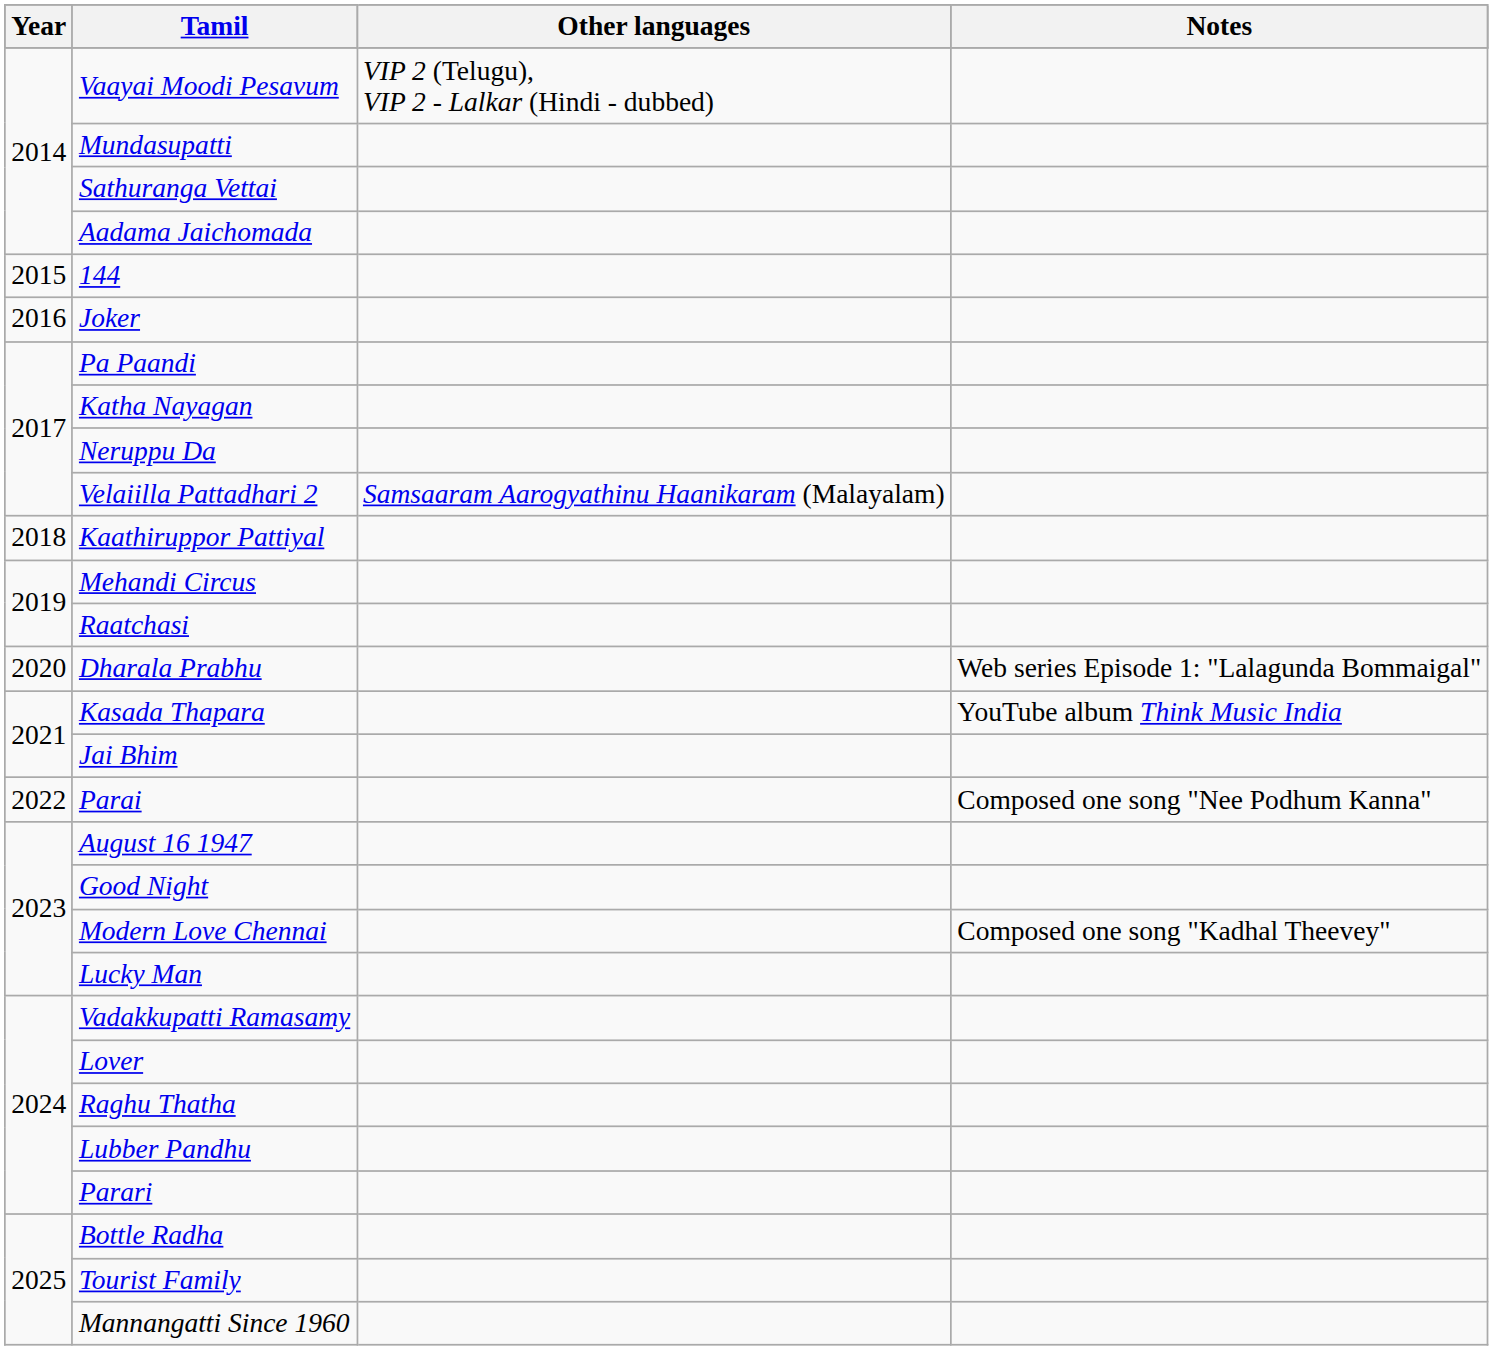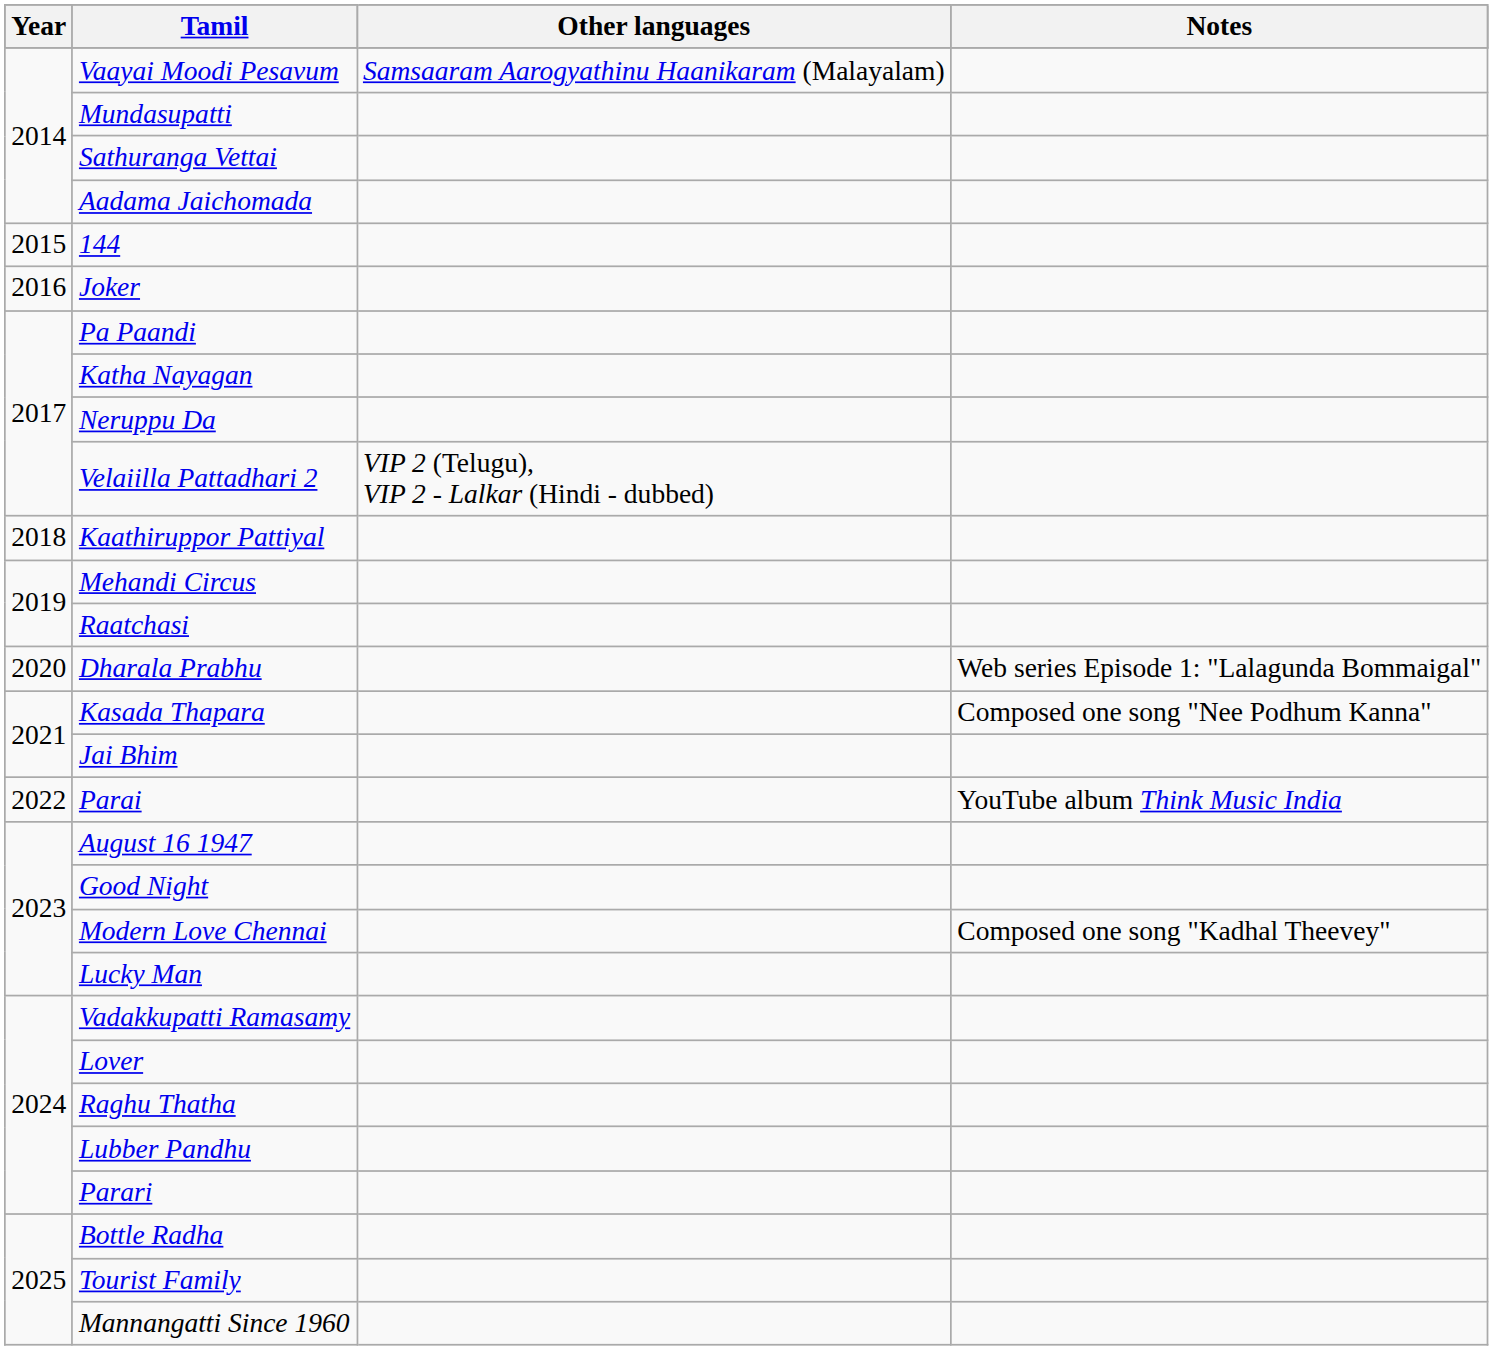(538, 85) VIP 2 (Telugu), VIP 2 - Lalkar (Hindi - dubbed) -> (654, 69) Samsaaram Aarogyathinu Haanikaram (Malayalam)
(654, 493) Samsaaram Aarogyathinu Haanikaram (Malayalam) -> (538, 478) VIP 2 (Telugu), VIP 2 - Lalkar (Hindi - dubbed)
(1150, 711) YouTube album Think Music India -> (1194, 711) Composed one song "Nee Podhum Kanna"
(1194, 799) Composed one song "Nee Podhum Kanna" -> (1150, 799) YouTube album Think Music India
